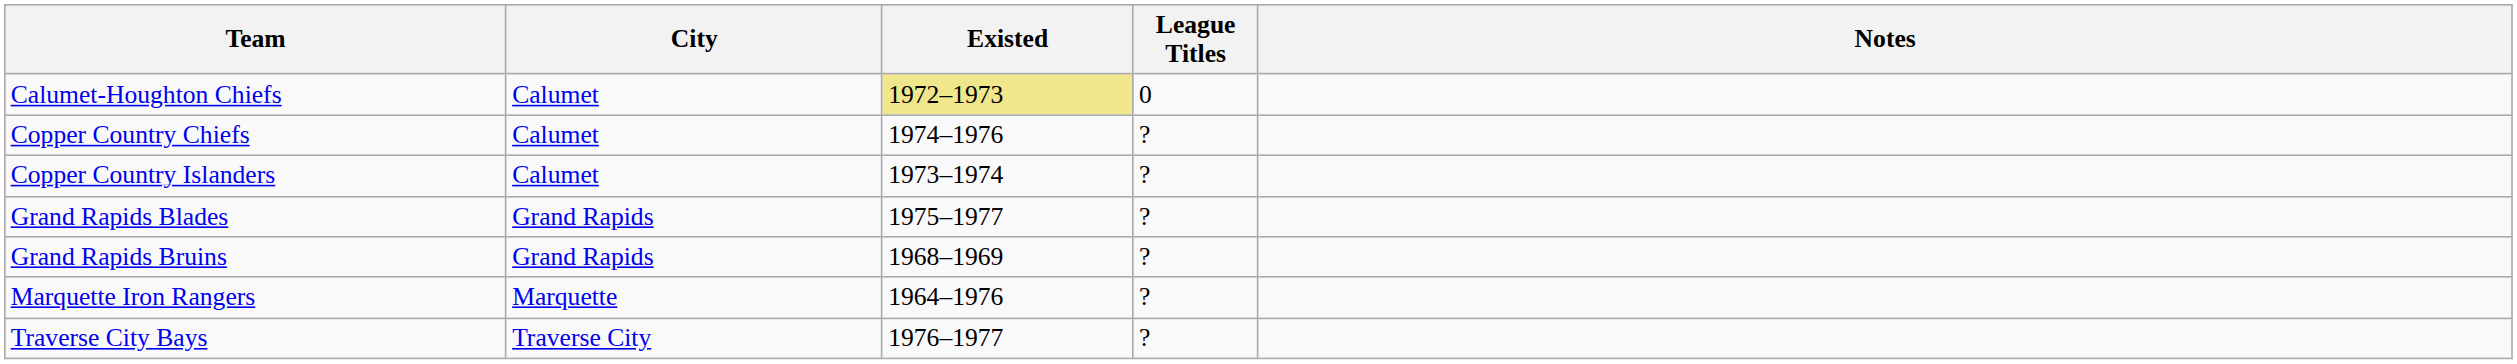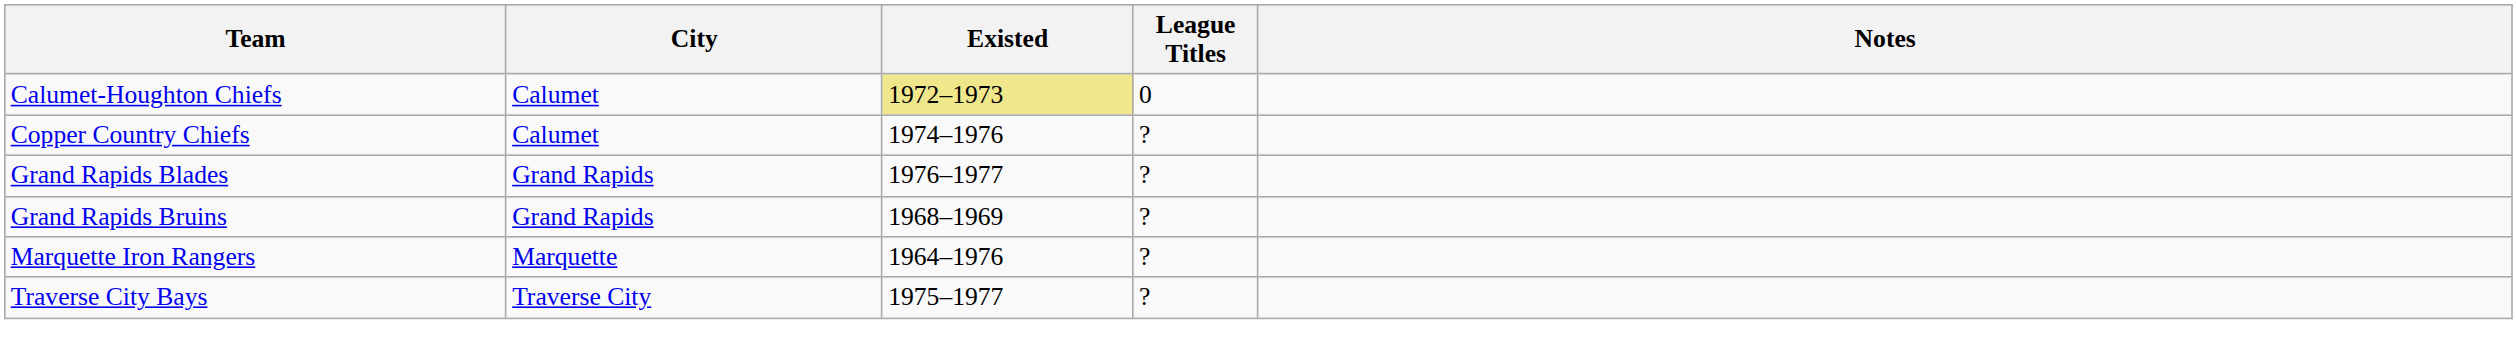- row: (143, 175)
(946, 216) 1975–1977 -> (946, 175) 1976–1977
(946, 337) 1976–1977 -> (946, 297) 1975–1977
